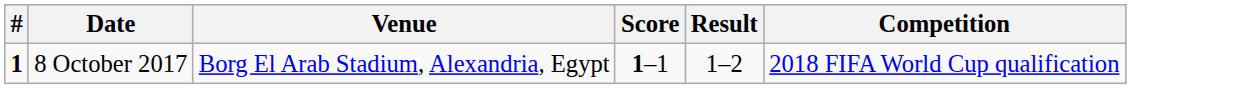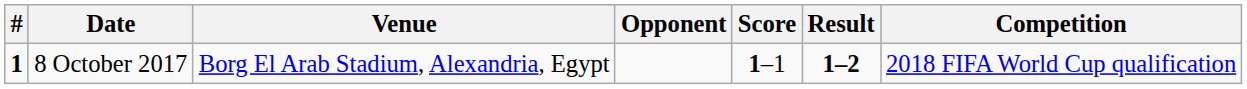+ column: (674, 24)
(724, 63) normal -> (841, 63) bold
